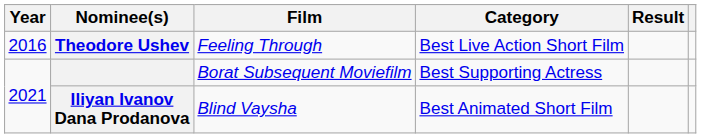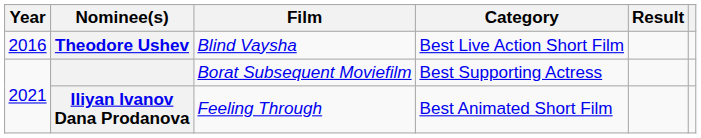(260, 45) Feeling Through -> (247, 45) Blind Vaysha
(247, 109) Blind Vaysha -> (260, 109) Feeling Through
